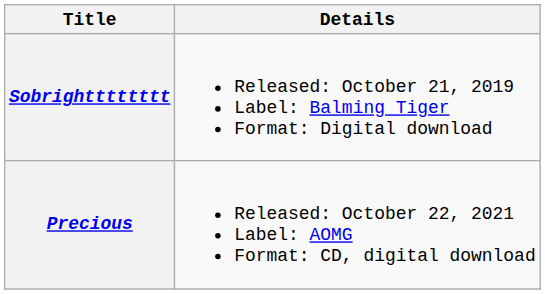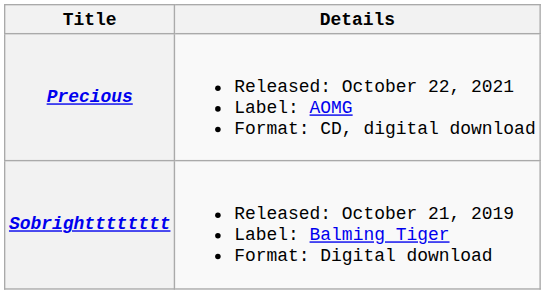rows swapped: (90, 98) <-> (90, 225)
